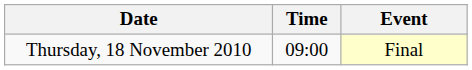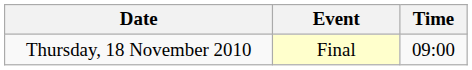columns swapped: (307, 19) <-> (404, 19)
